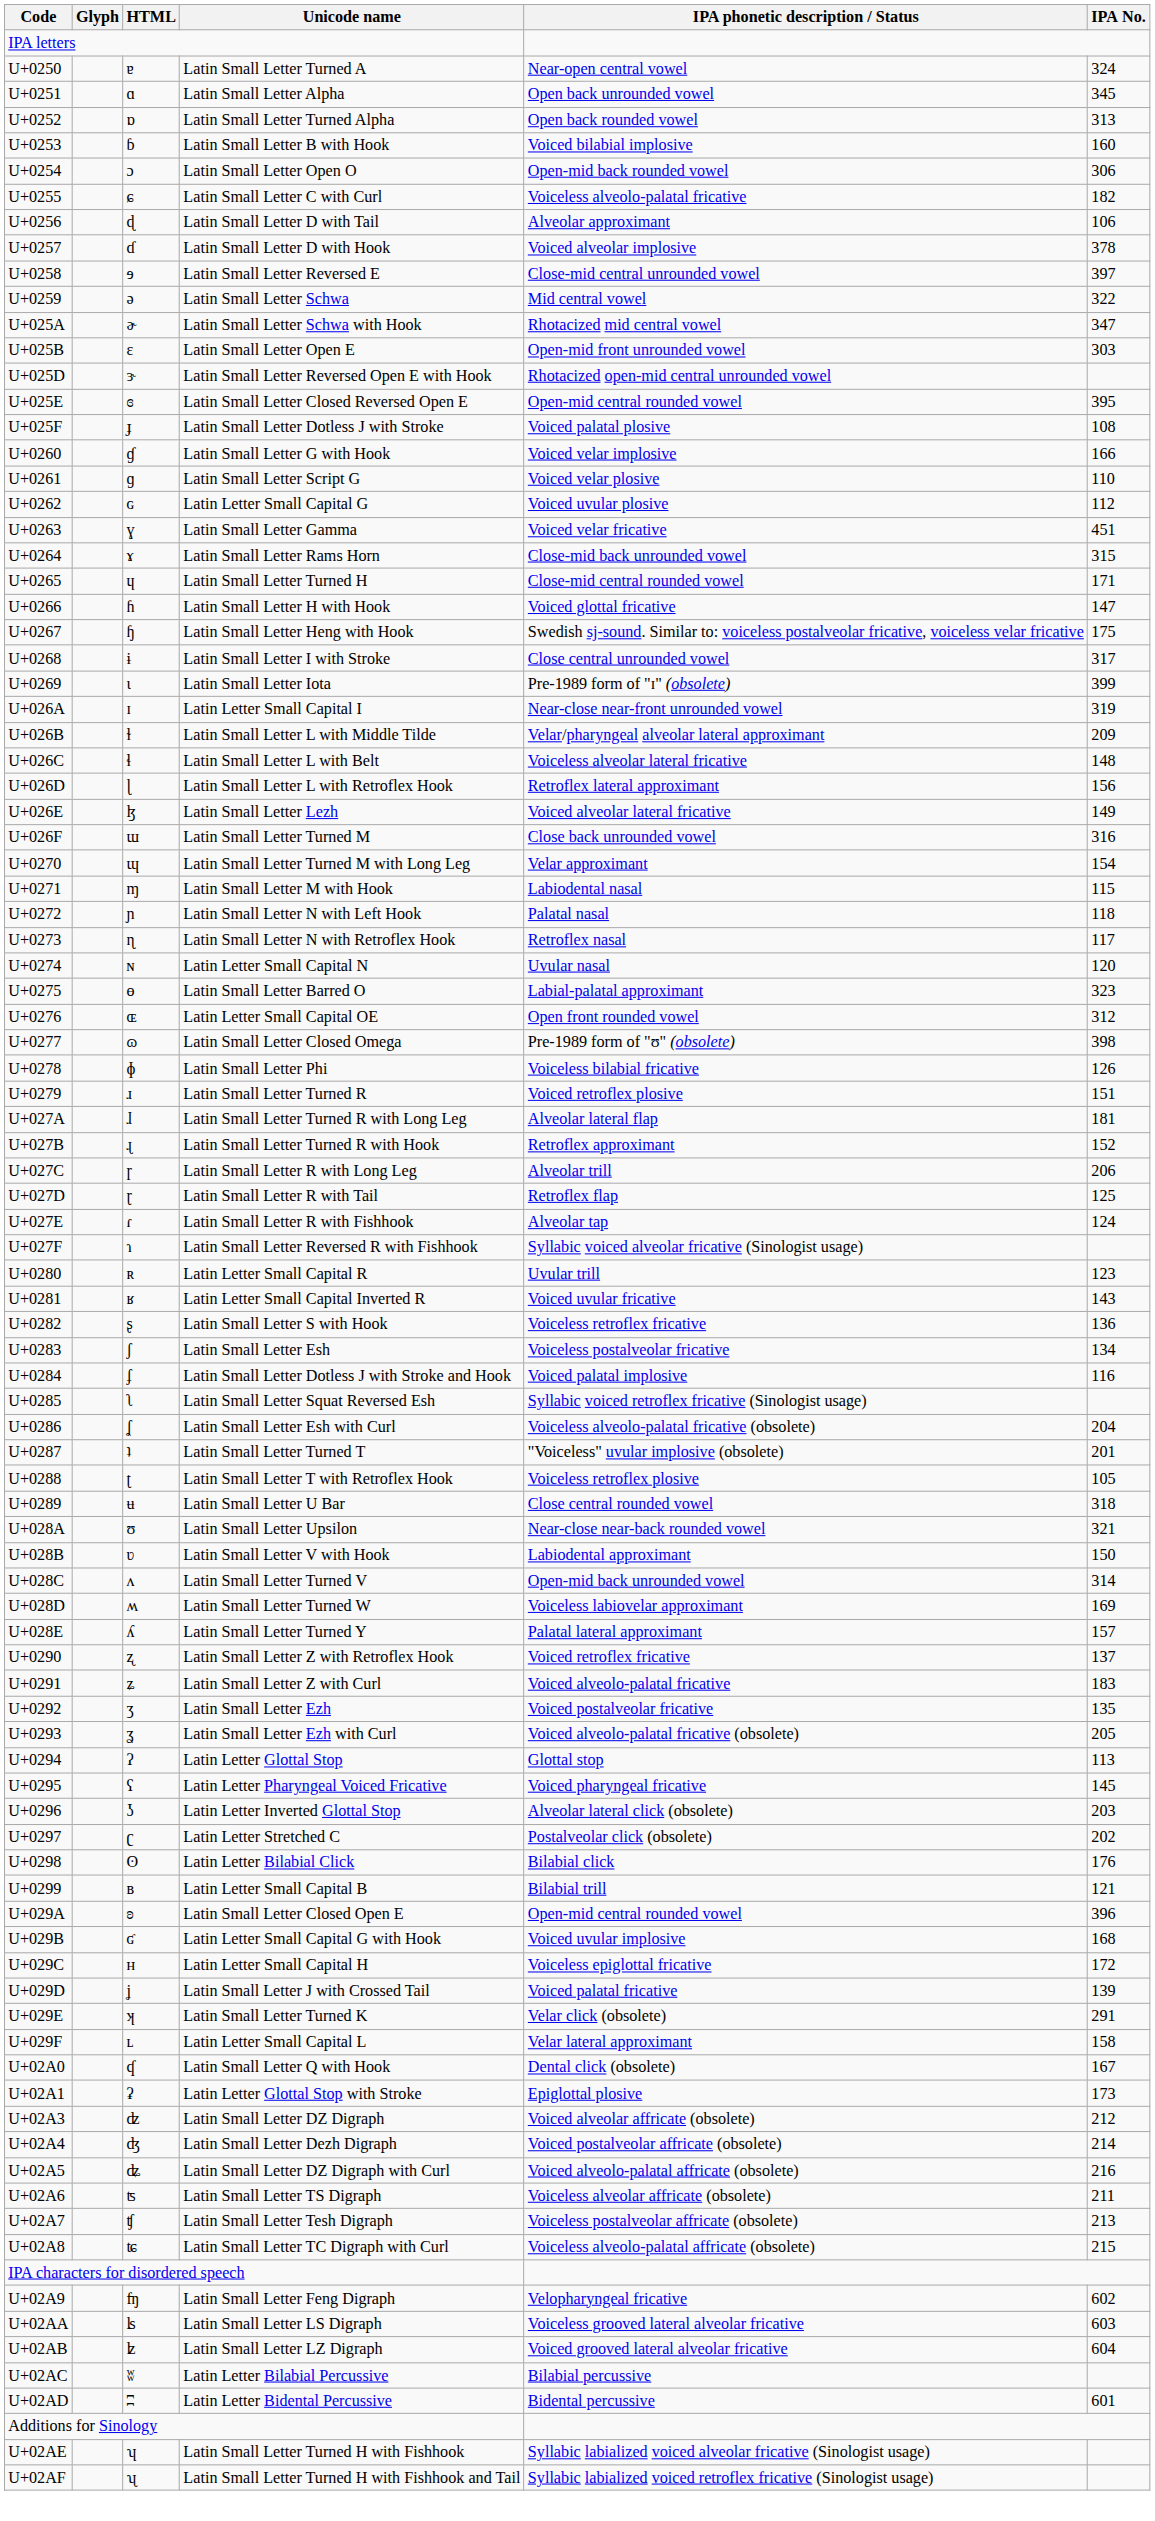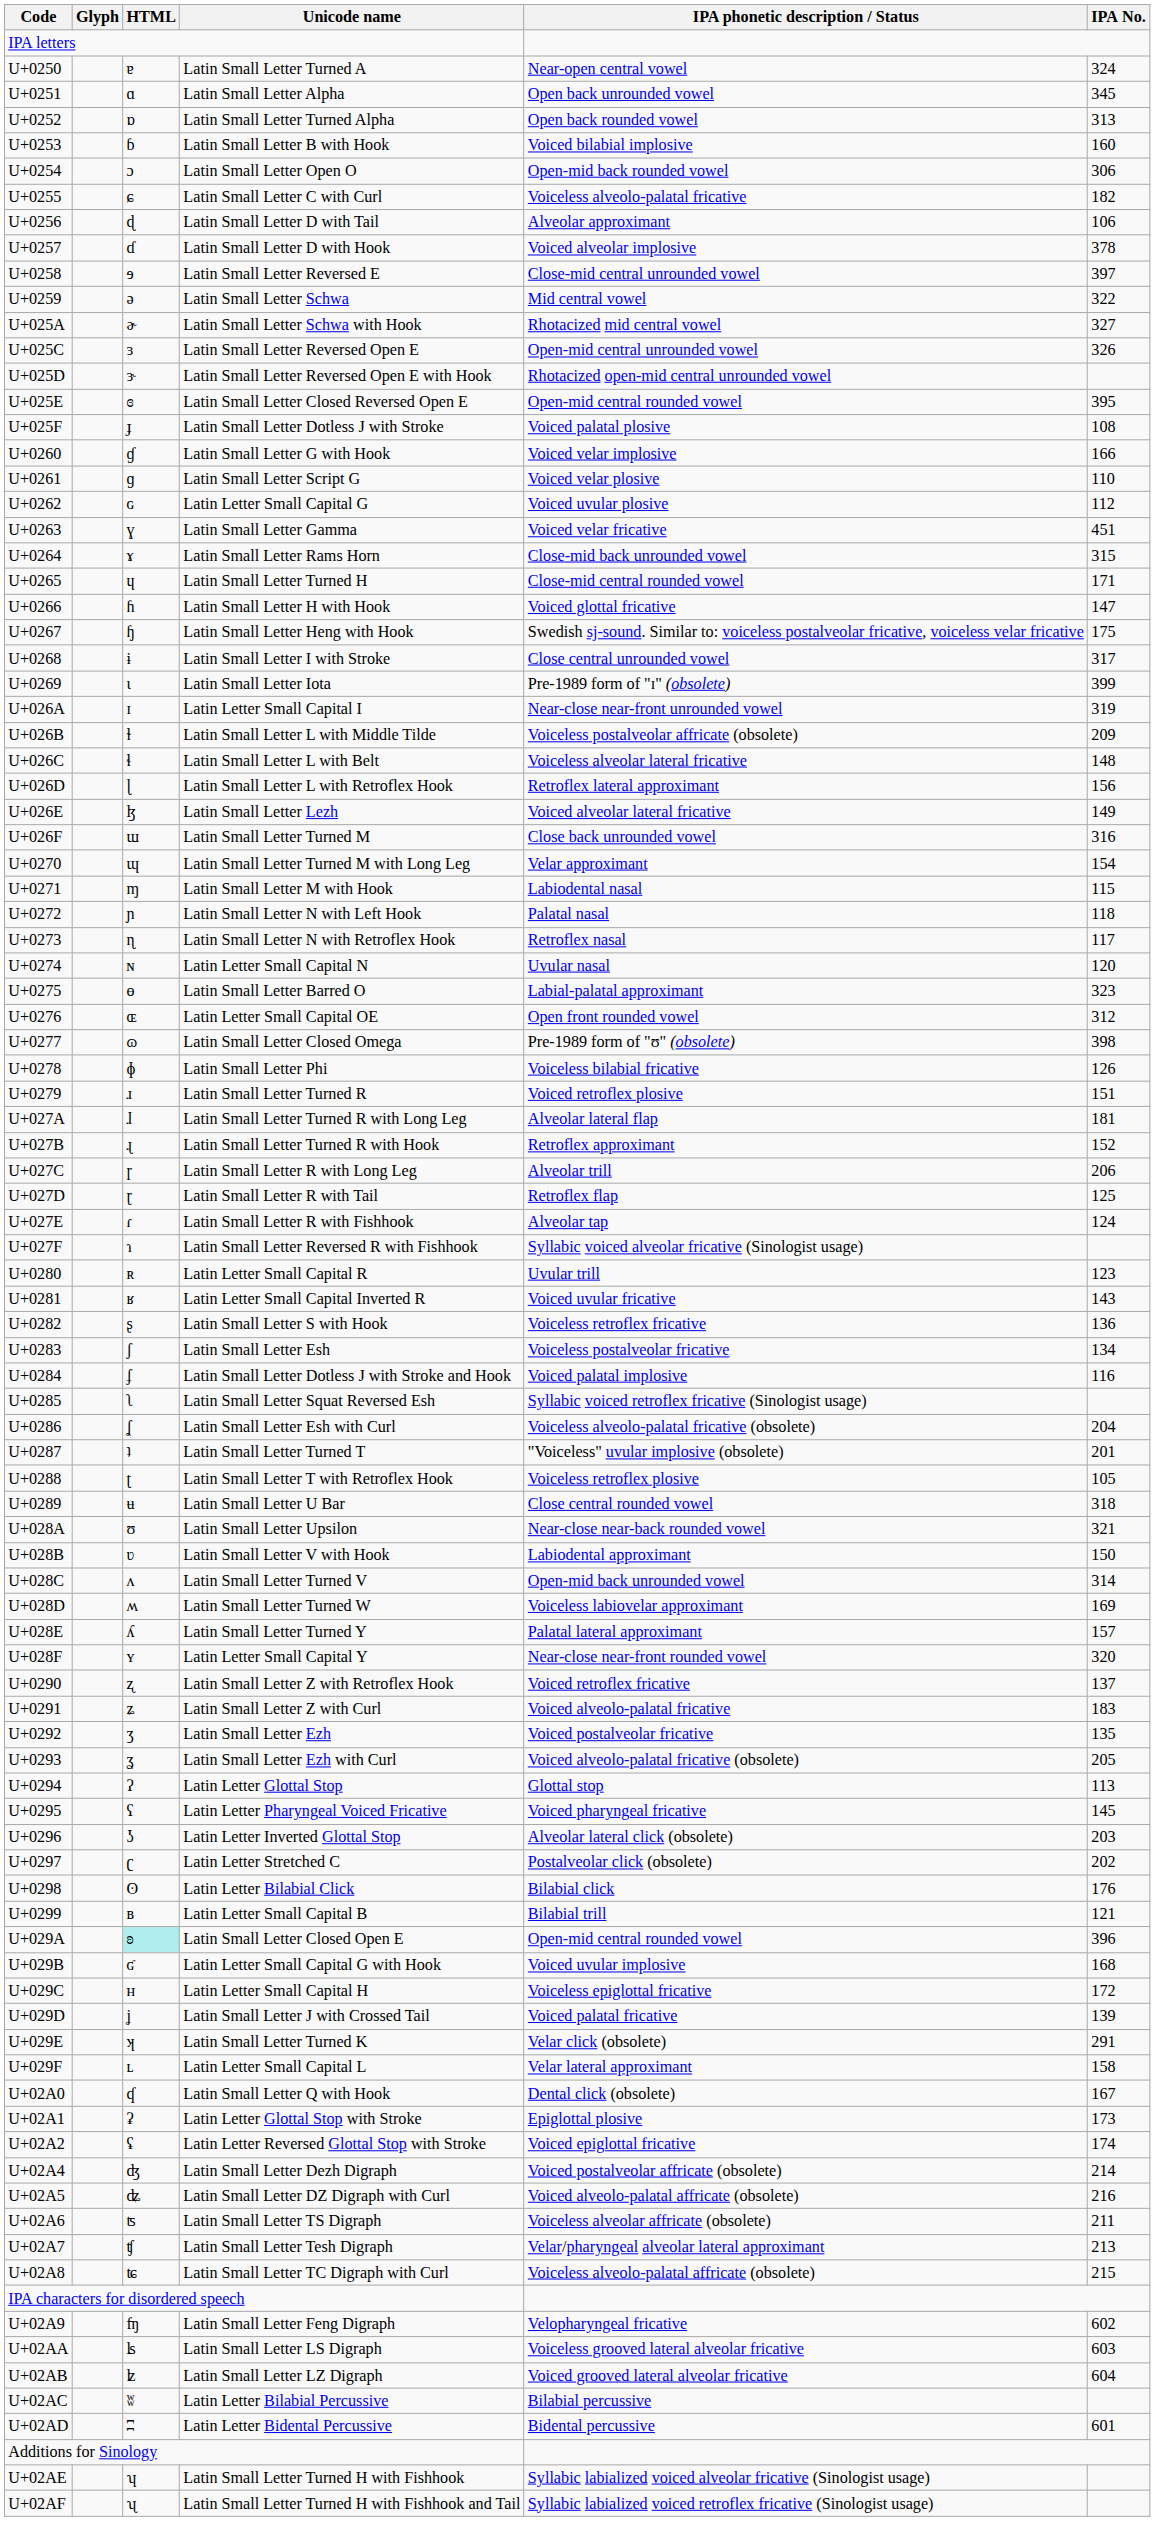(1103, 324) 347 -> (1103, 324) 327
- row: (269, 350)
+ row: (301, 350)
(676, 734) Velar/pharyngeal alveolar lateral approximant -> (663, 734) Voiceless postalveolar affricate (obsolete)
+ row: (276, 1657)
(130, 1913) no background -> (130, 1939) paleturquoise background
+ row: (335, 2144)
- row: (284, 2118)
(663, 2221) Voiceless postalveolar affricate (obsolete) -> (676, 2247) Velar/pharyngeal alveolar lateral approximant
